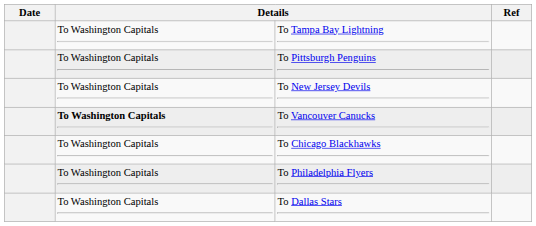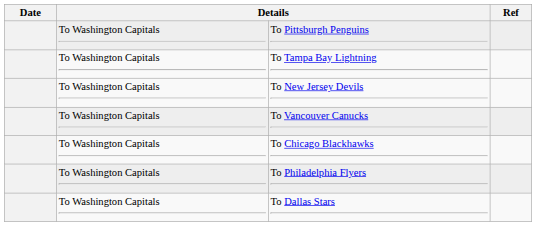rows swapped: (383, 33) <-> (383, 61)
(165, 119) bold -> (162, 119) normal
